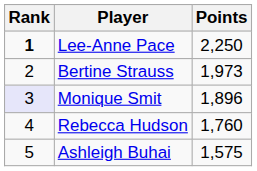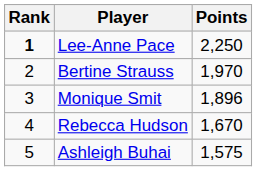(222, 71) 1,973 -> (222, 71) 1,970
(29, 98) lavender background -> (29, 98) no background
(222, 125) 1,760 -> (222, 125) 1,670
